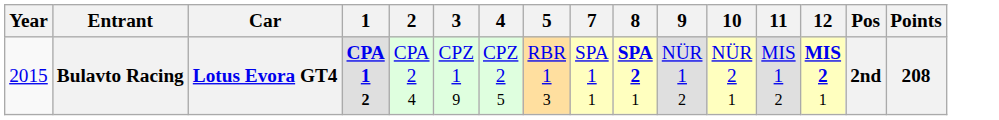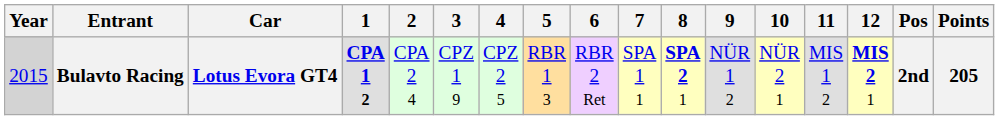+ column: (594, 20)
(28, 75) no background -> (28, 75) lightgrey background
(916, 75) 208 -> (964, 75) 205
